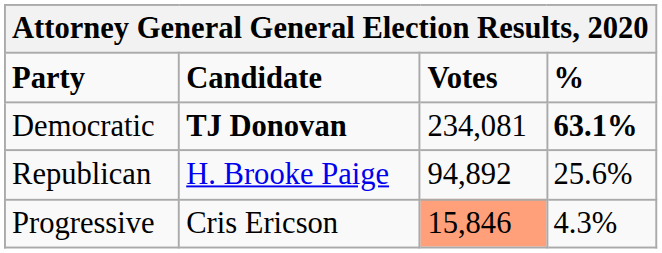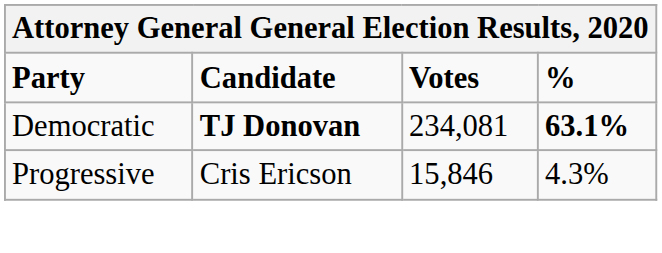- row: (82, 174)
(469, 222) lightsalmon background -> (451, 174) no background
